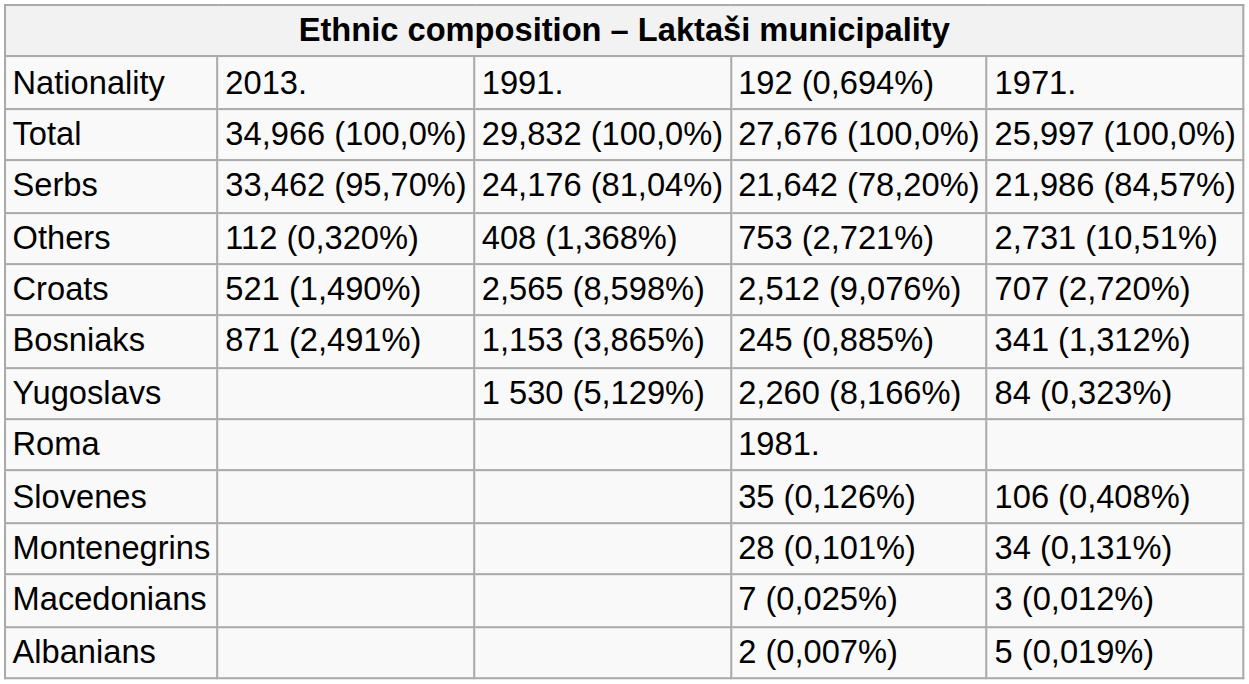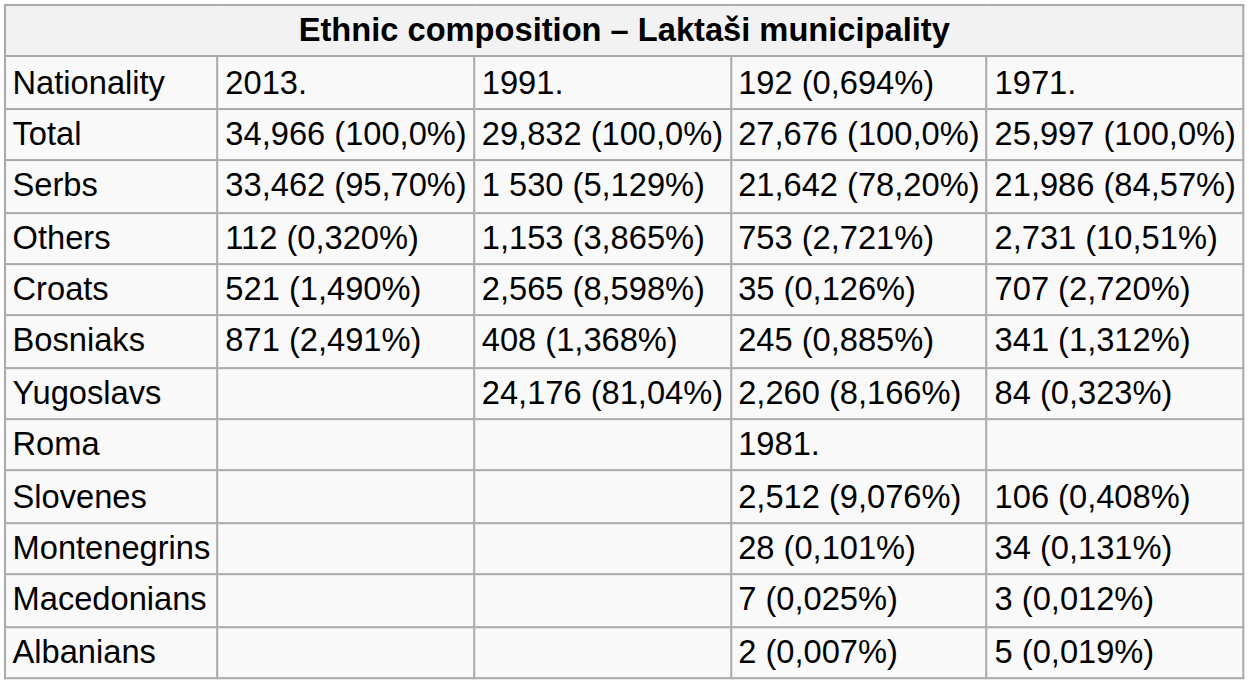(602, 185) 24,176 (81,04%) -> (593, 185) 1 530 (5,129%)
(580, 237) 408 (1,368%) -> (593, 237) 1,153 (3,865%)
(850, 289) 2,512 (9,076%) -> (827, 289) 35 (0,126%)
(593, 340) 1,153 (3,865%) -> (580, 340) 408 (1,368%)
(593, 392) 1 530 (5,129%) -> (602, 392) 24,176 (81,04%)
(827, 496) 35 (0,126%) -> (850, 496) 2,512 (9,076%)
